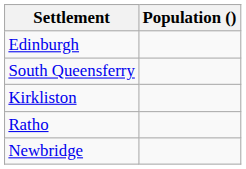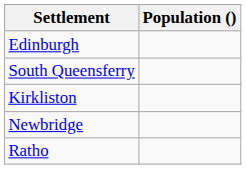rows swapped: (28, 124) <-> (46, 151)
